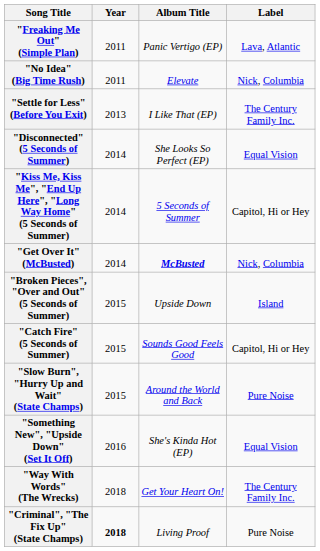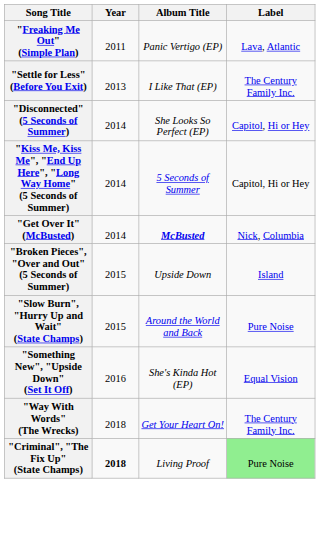- row: (48, 74)
(271, 154) Equal Vision -> (271, 126) Capitol, Hi or Hey
- row: (48, 343)
(271, 532) no background -> (271, 464) lightgreen background
